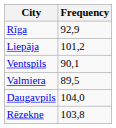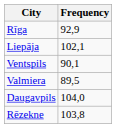(73, 47) 101,2 -> (73, 47) 102,1
